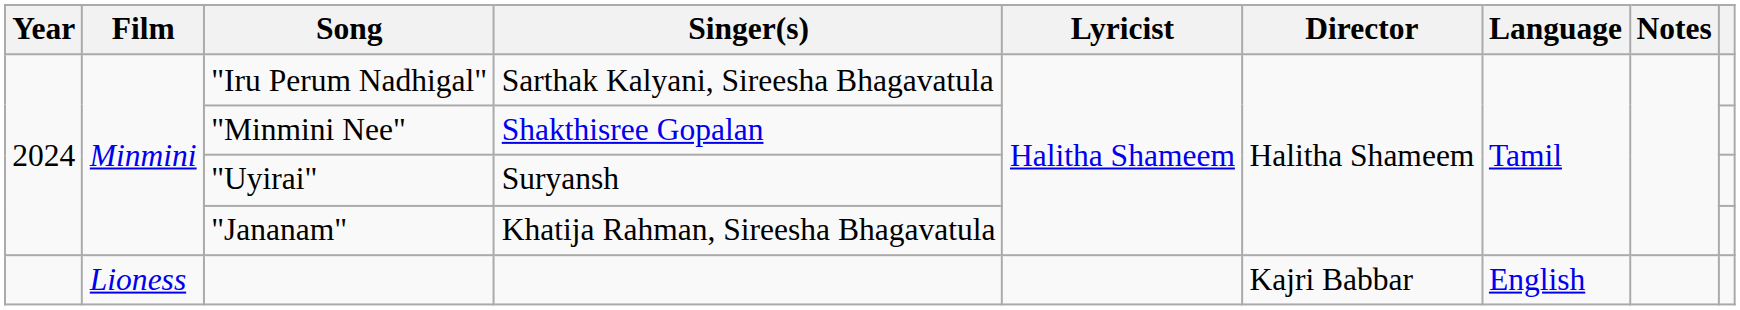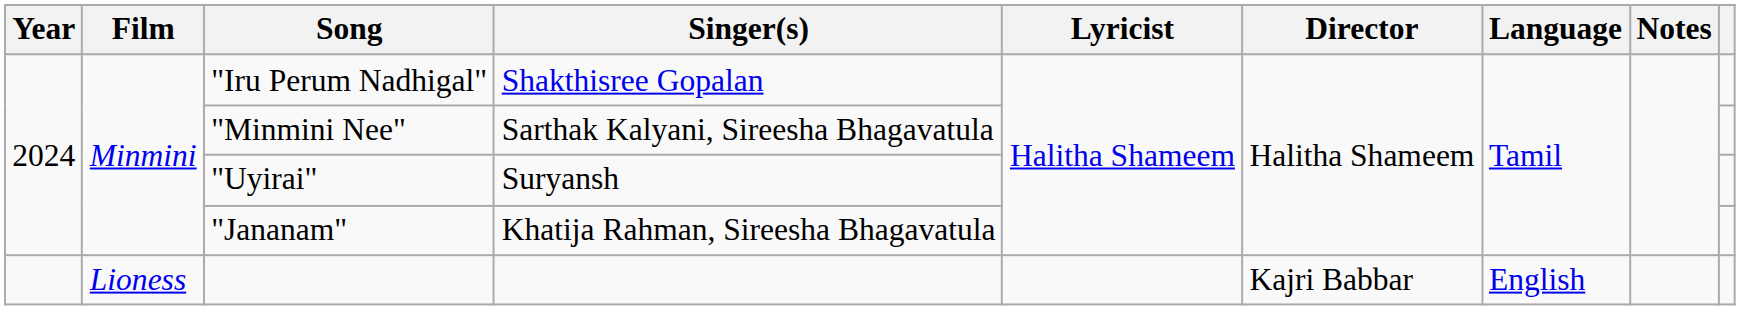(748, 79) Sarthak Kalyani, Sireesha Bhagavatula -> (633, 79) Shakthisree Gopalan
(633, 129) Shakthisree Gopalan -> (748, 129) Sarthak Kalyani, Sireesha Bhagavatula
